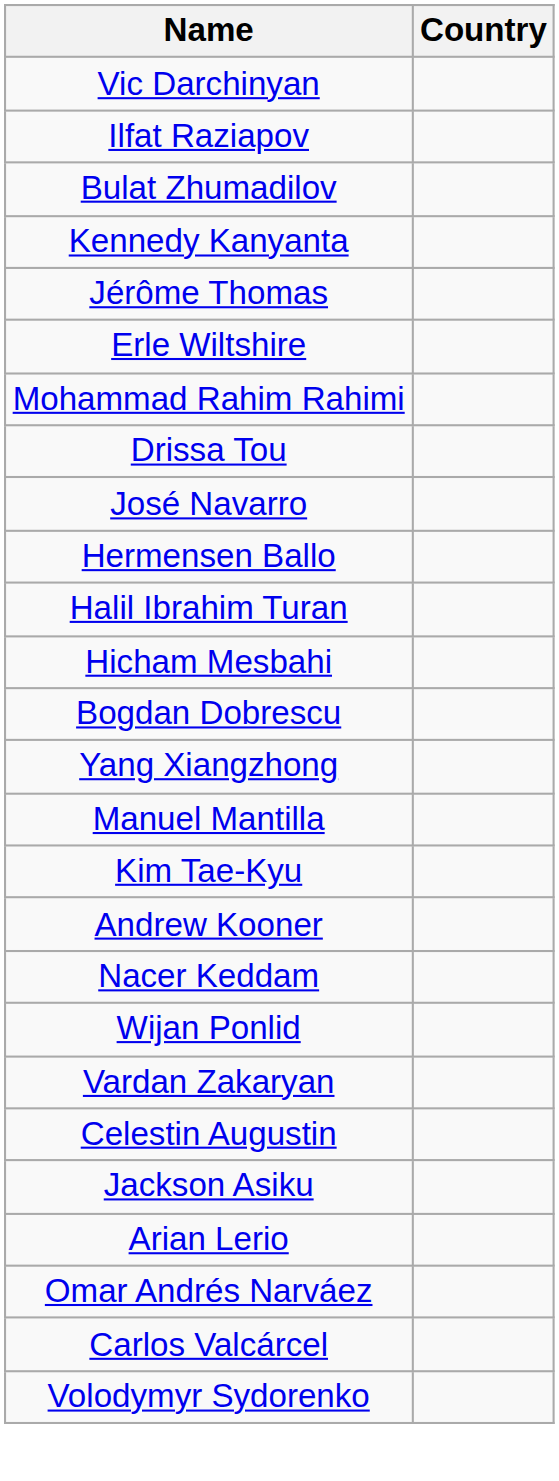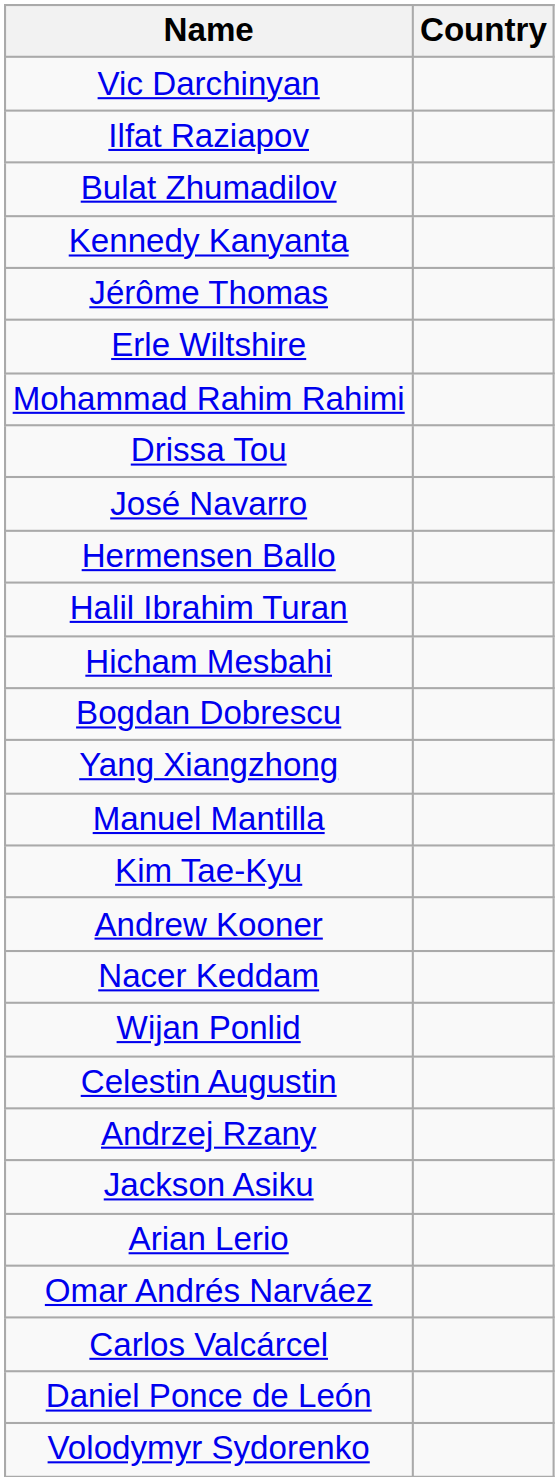- row: (209, 1081)
+ row: (209, 1133)
+ row: (209, 1396)
